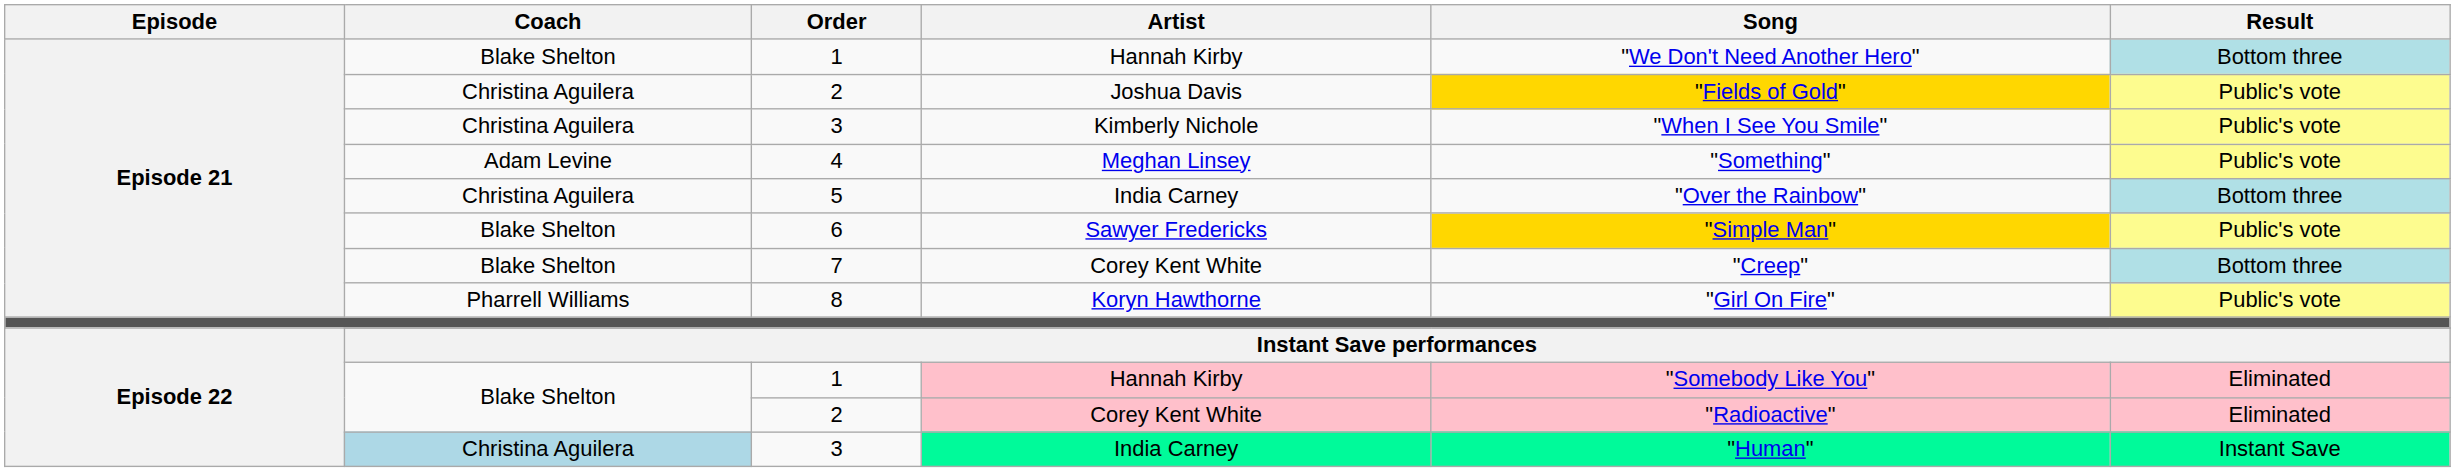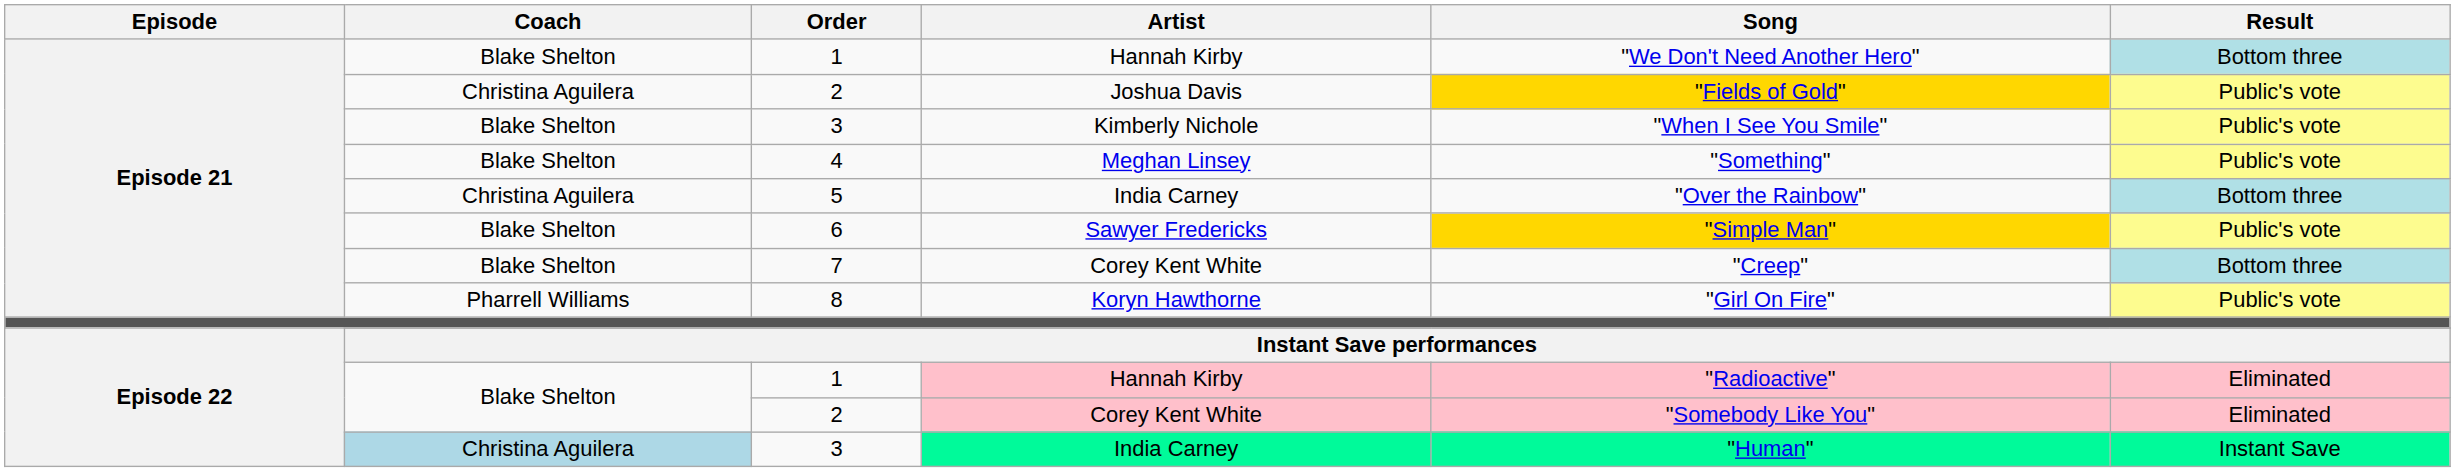(548, 126) Christina Aguilera -> (548, 126) Blake Shelton
(548, 160) Adam Levine -> (548, 160) Blake Shelton
(1770, 379) "Somebody Like You" -> (1770, 379) "Radioactive"
(1770, 414) "Radioactive" -> (1770, 414) "Somebody Like You"
